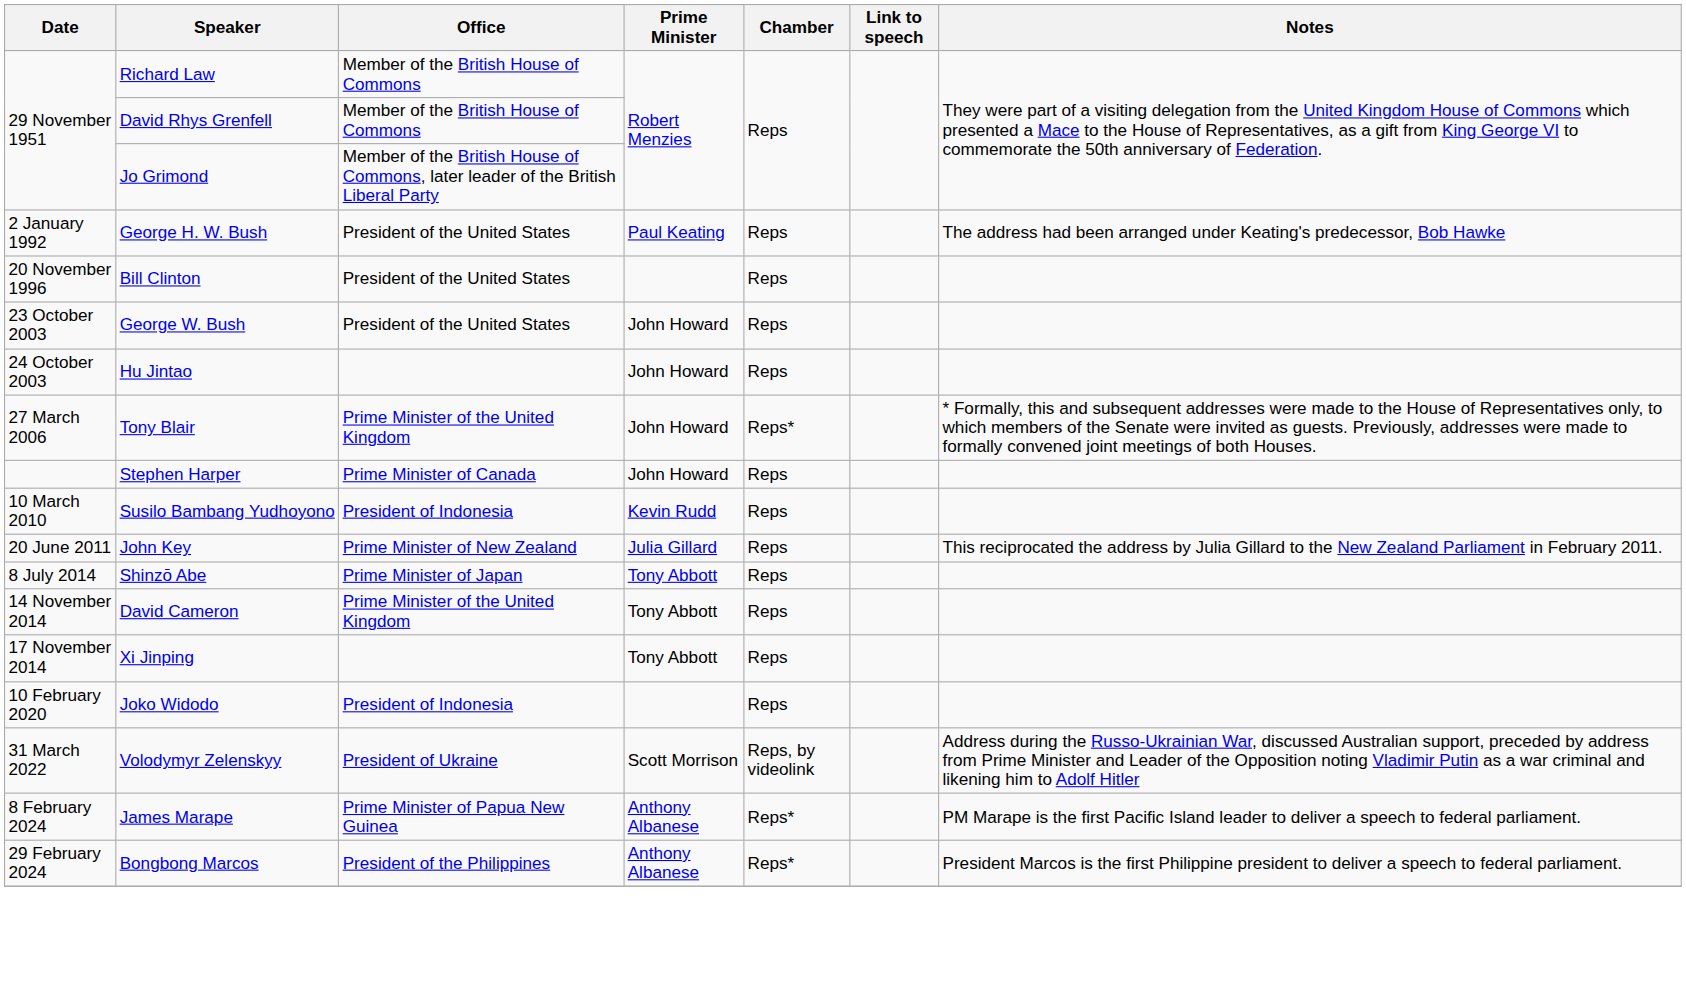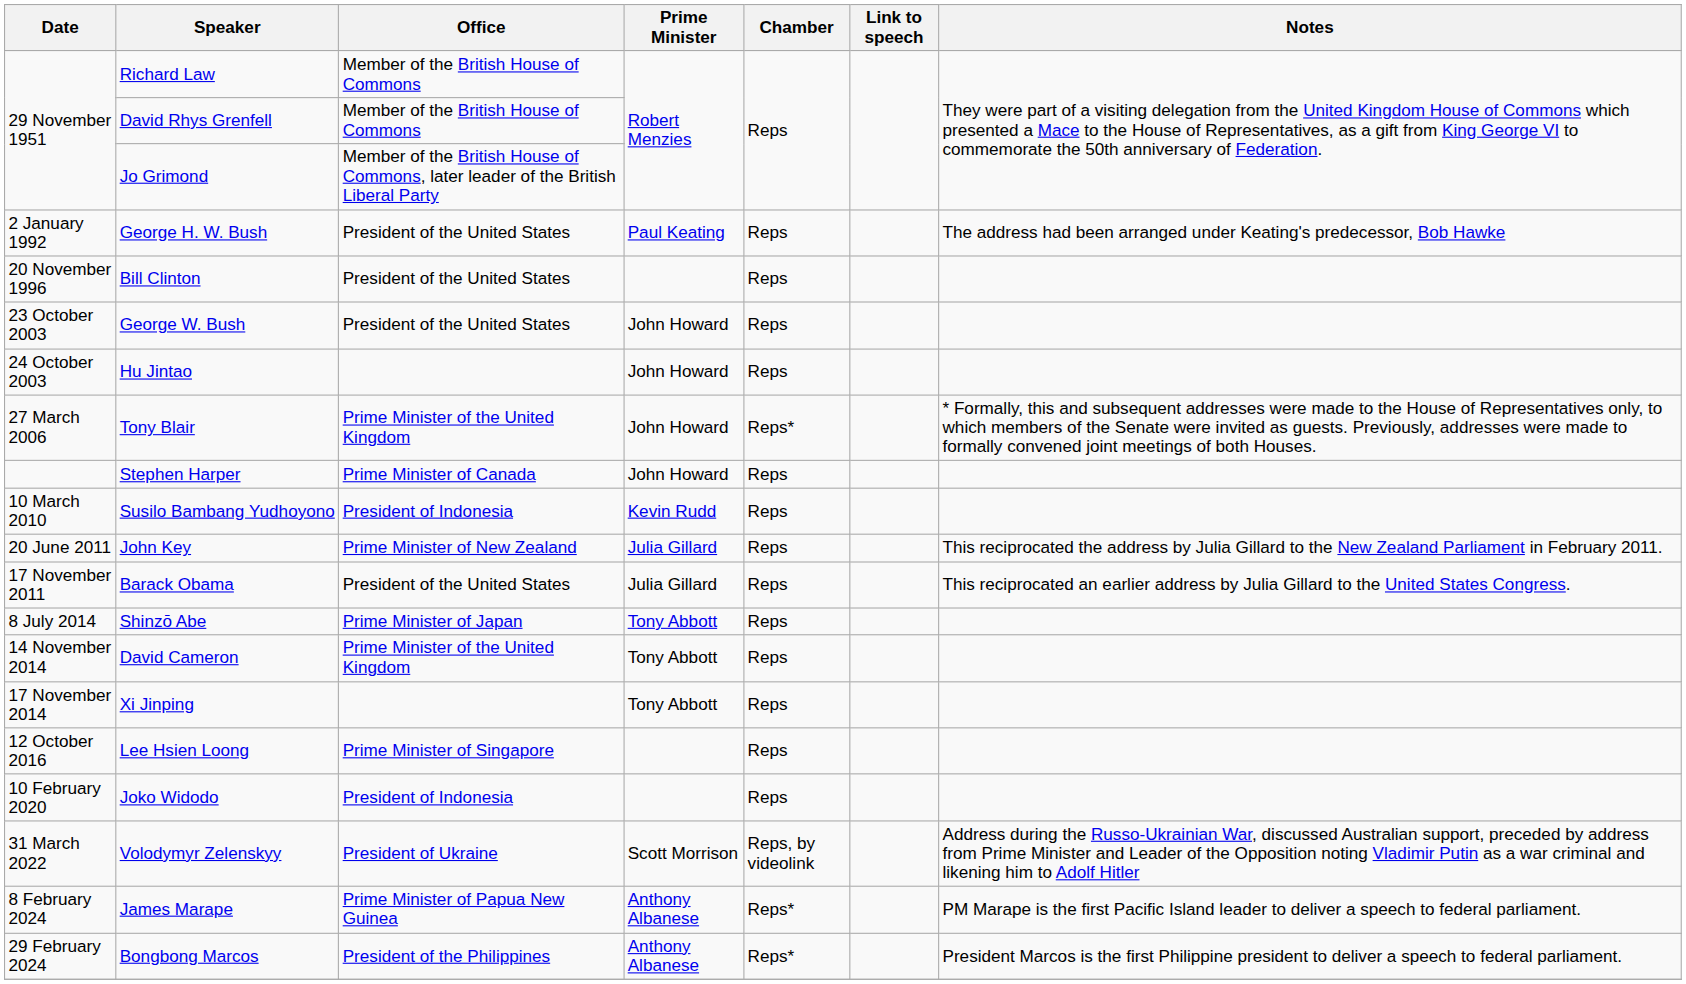+ row: (177, 584)
+ row: (184, 751)
